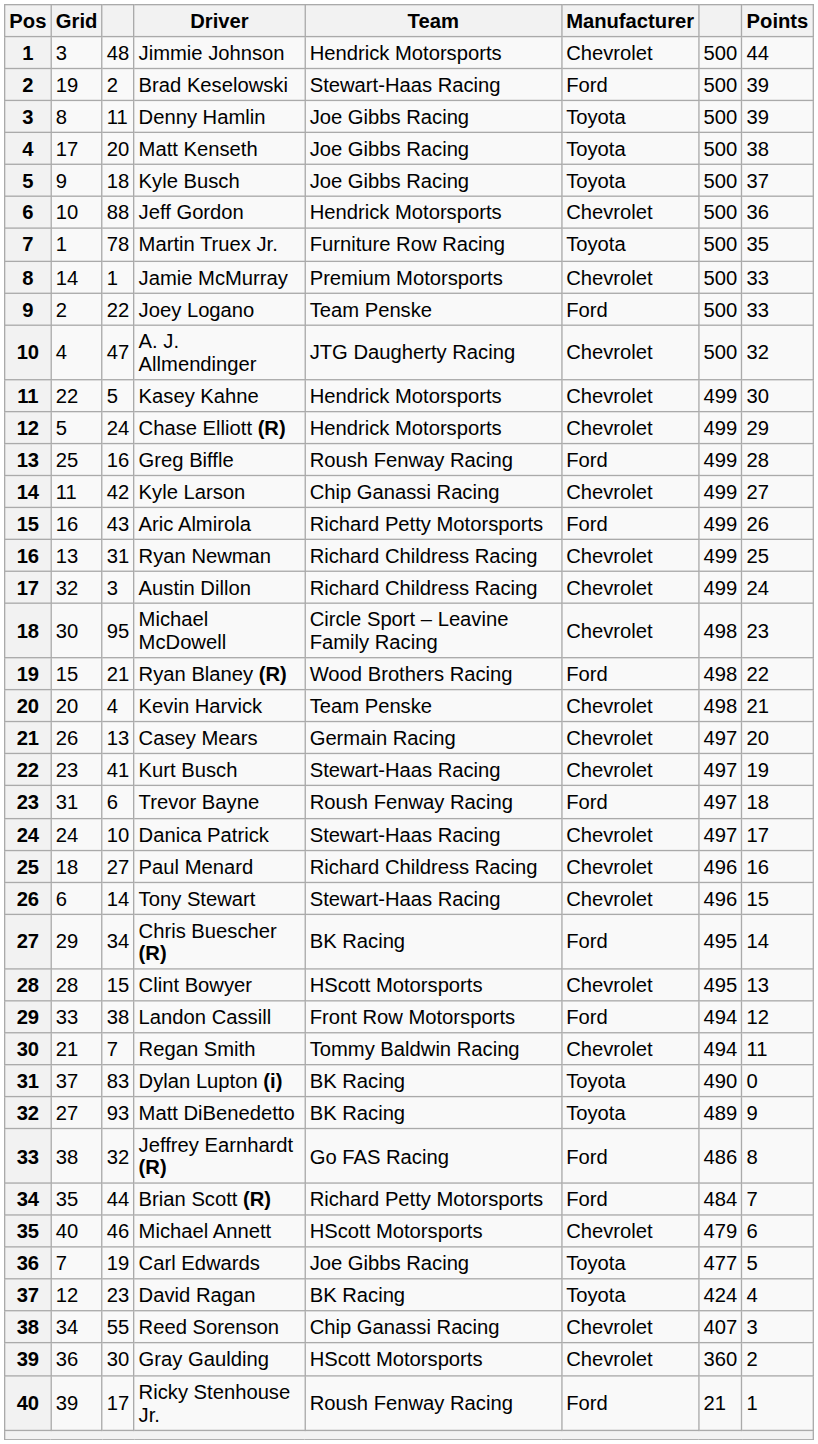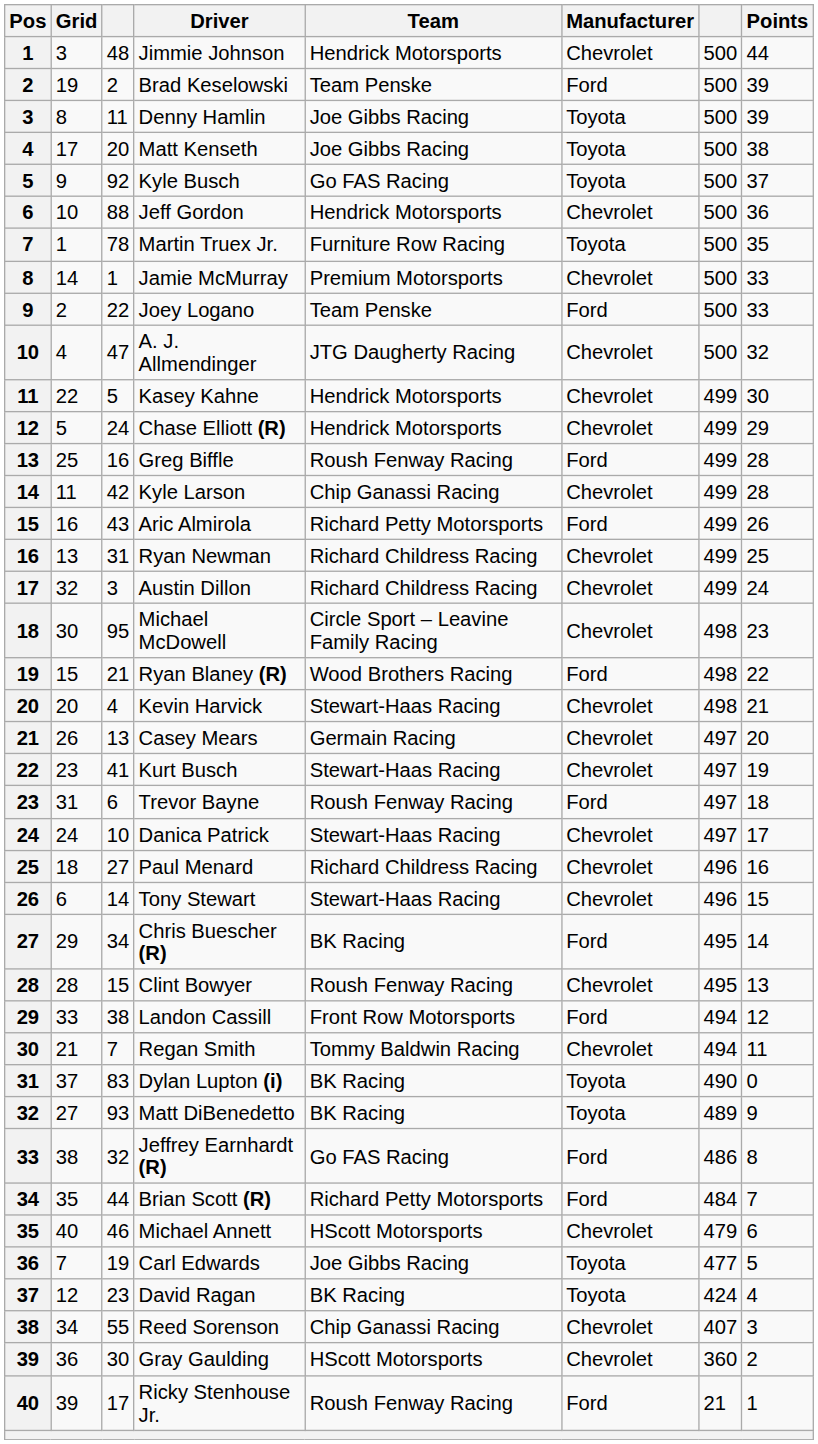(405, 85) Stewart-Haas Racing -> (371, 85) Team Penske
(118, 181) 18 -> (118, 181) 92
(389, 181) Joe Gibbs Racing -> (379, 181) Go FAS Racing
(758, 492) 27 -> (758, 492) 28
(371, 706) Team Penske -> (405, 706) Stewart-Haas Racing
(396, 985) HScott Motorsports -> (411, 985) Roush Fenway Racing
